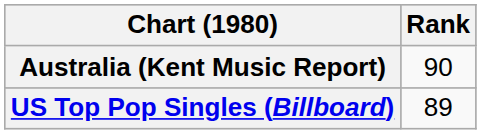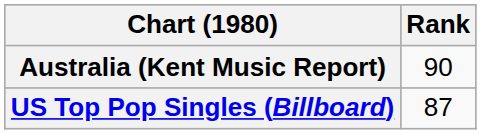(438, 107) 89 -> (438, 107) 87
